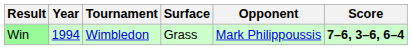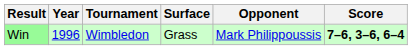(66, 34) 1994 -> (66, 34) 1996
